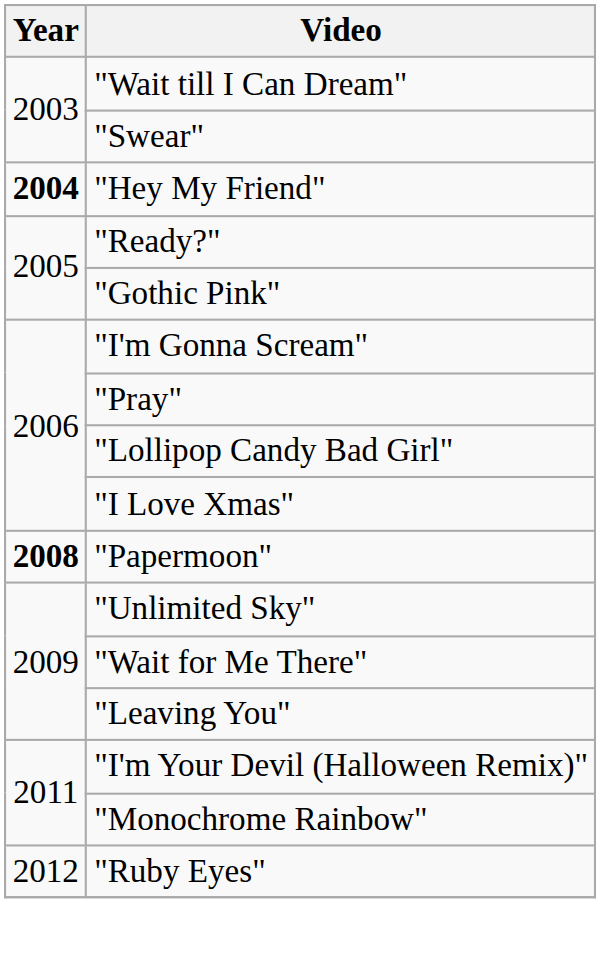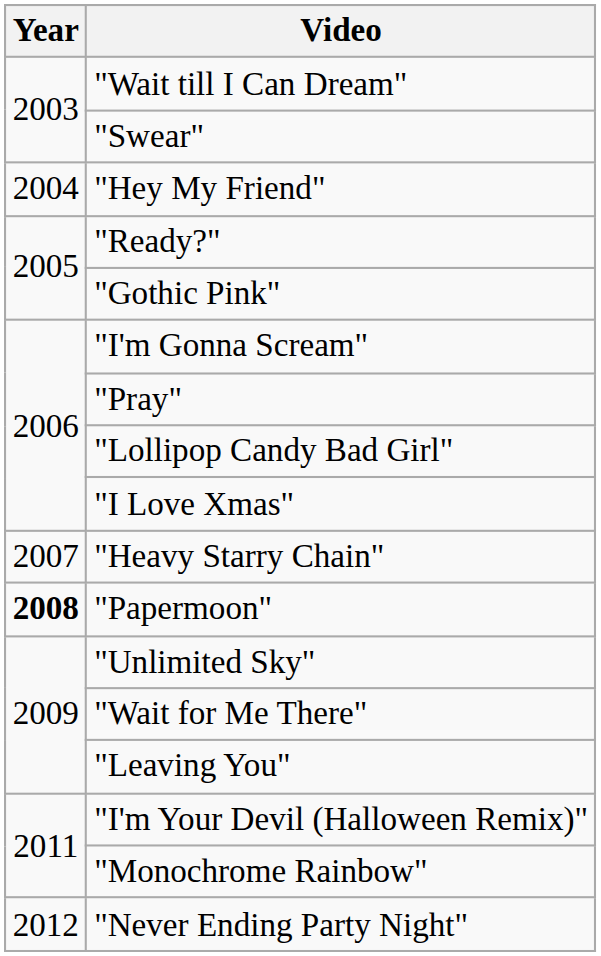(46, 188) bold -> (46, 188) normal
+ row: (239, 556)
+ row: (281, 923)
- row: (180, 871)
